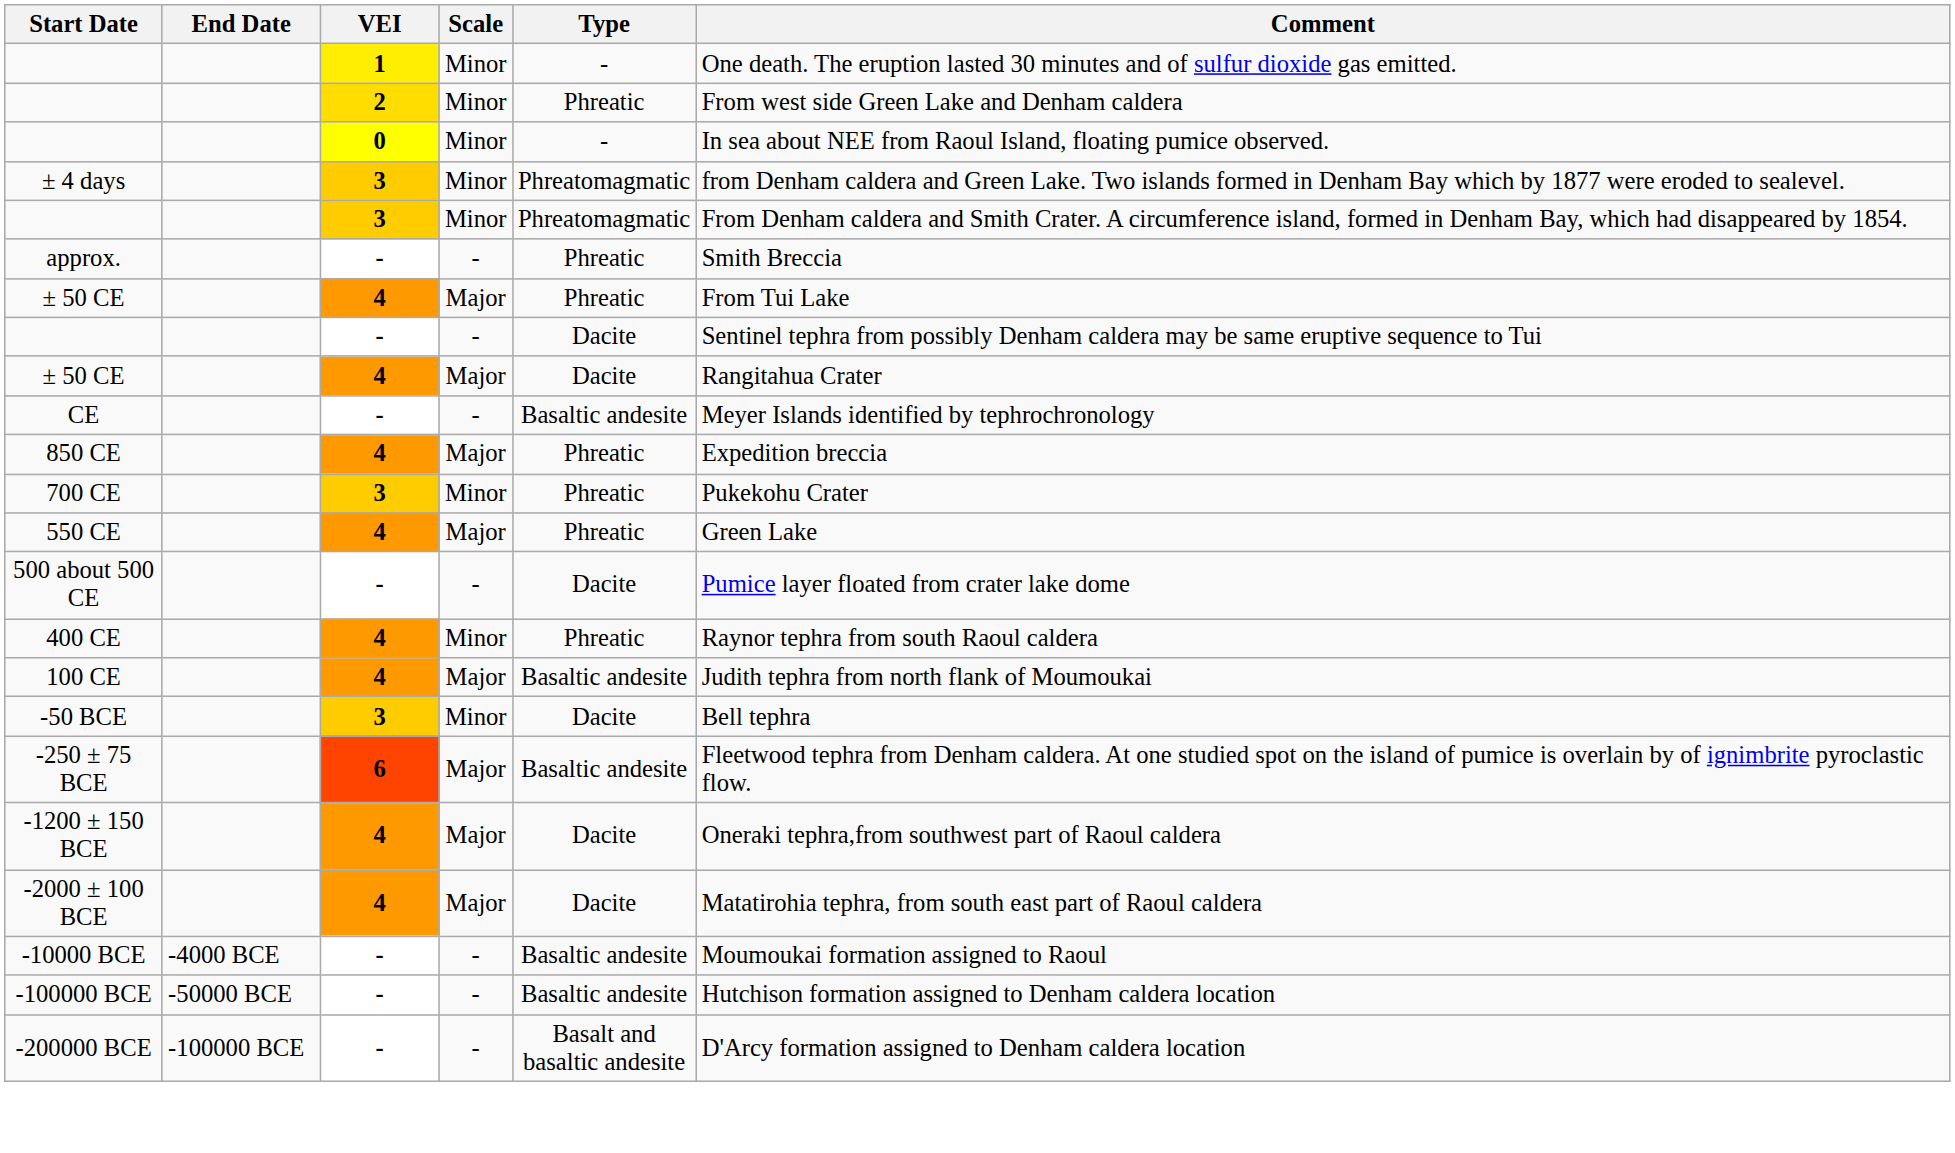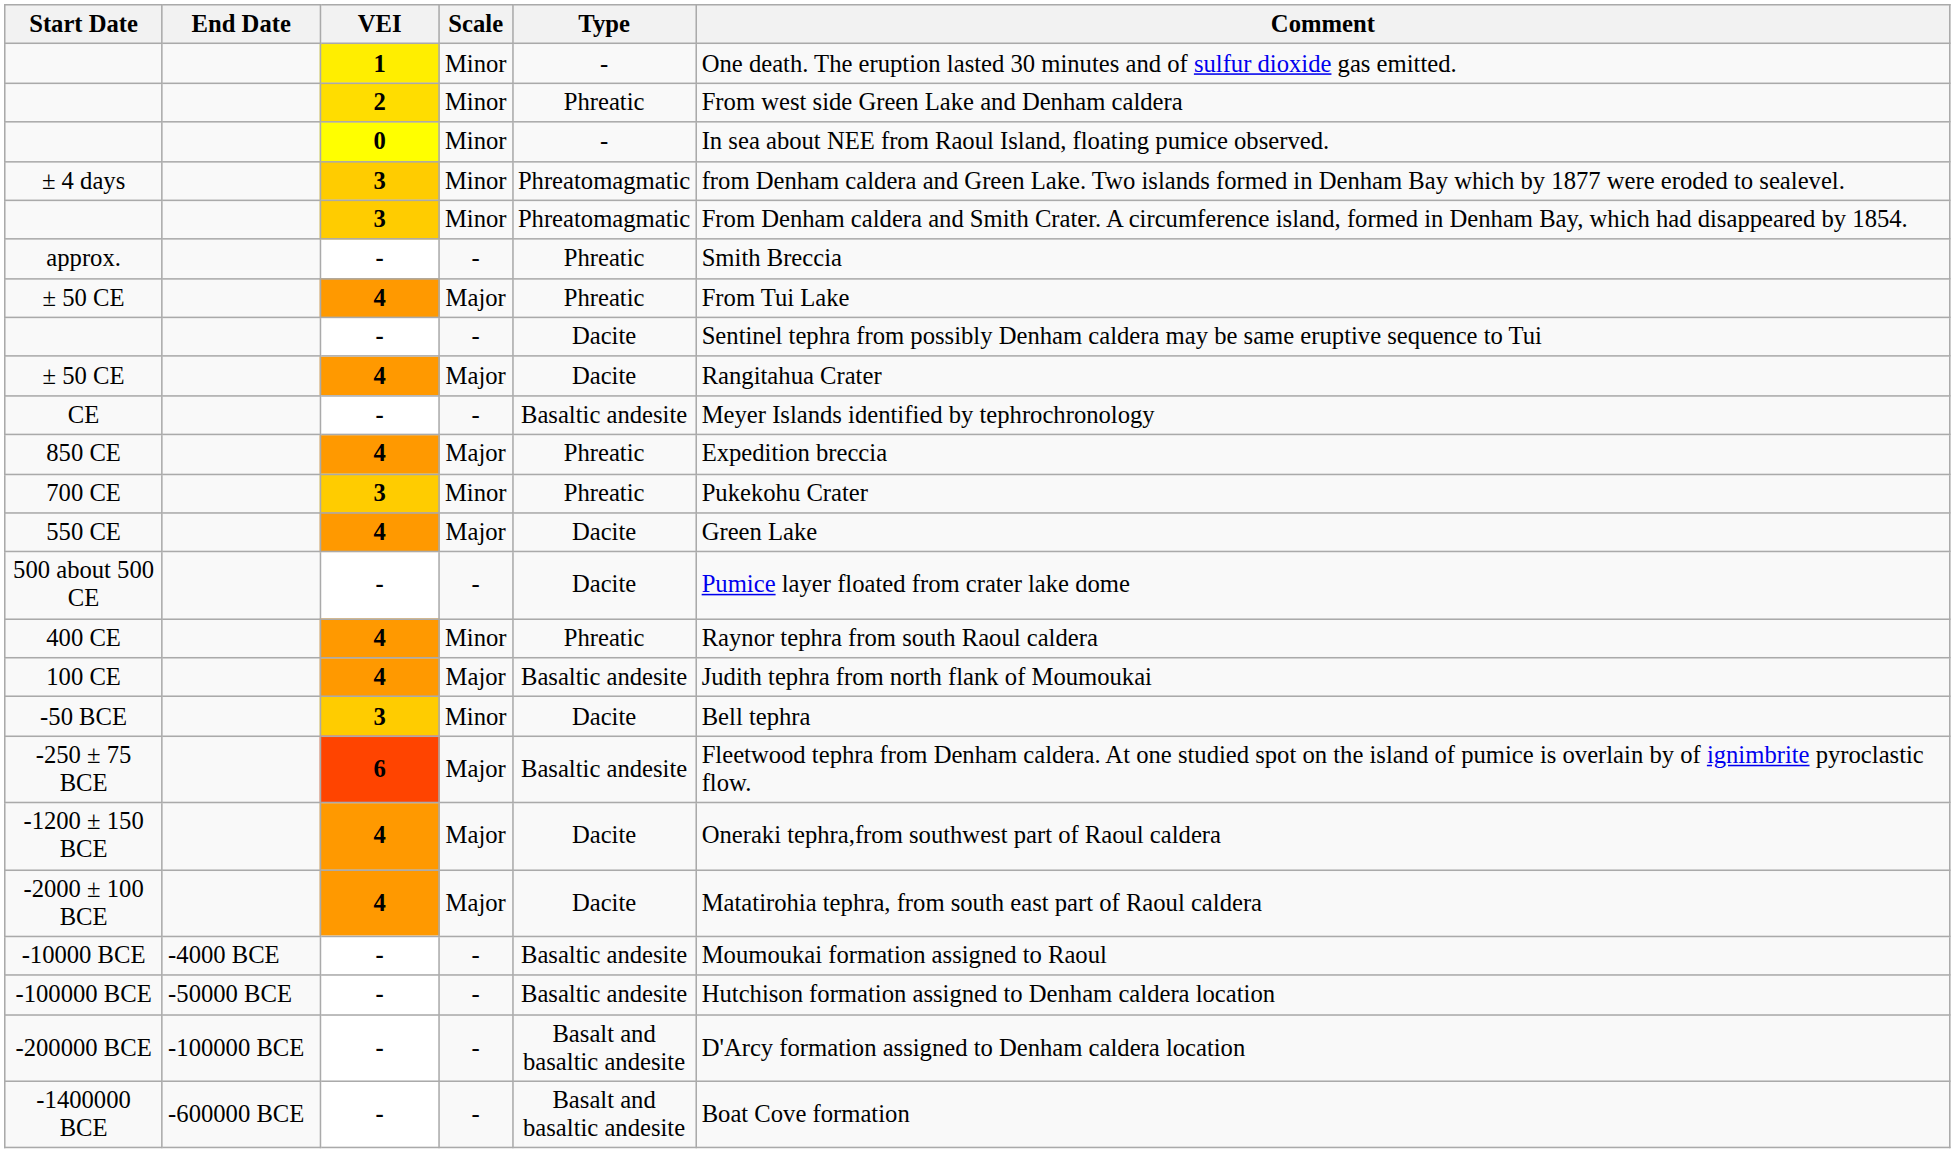(604, 532) Phreatic -> (604, 532) Dacite
+ row: (84, 1114)
